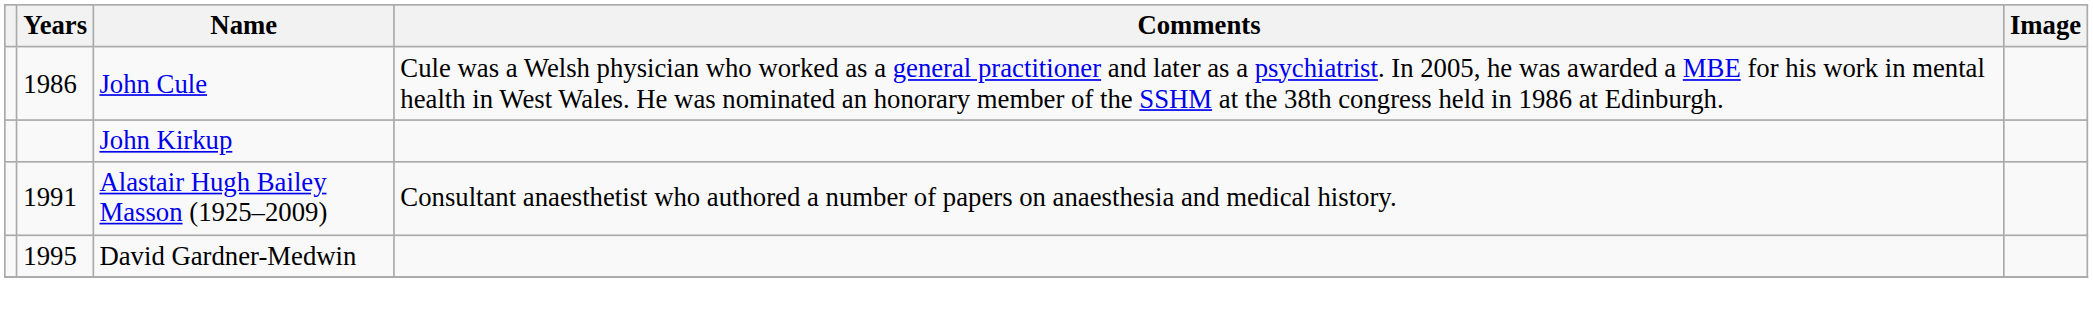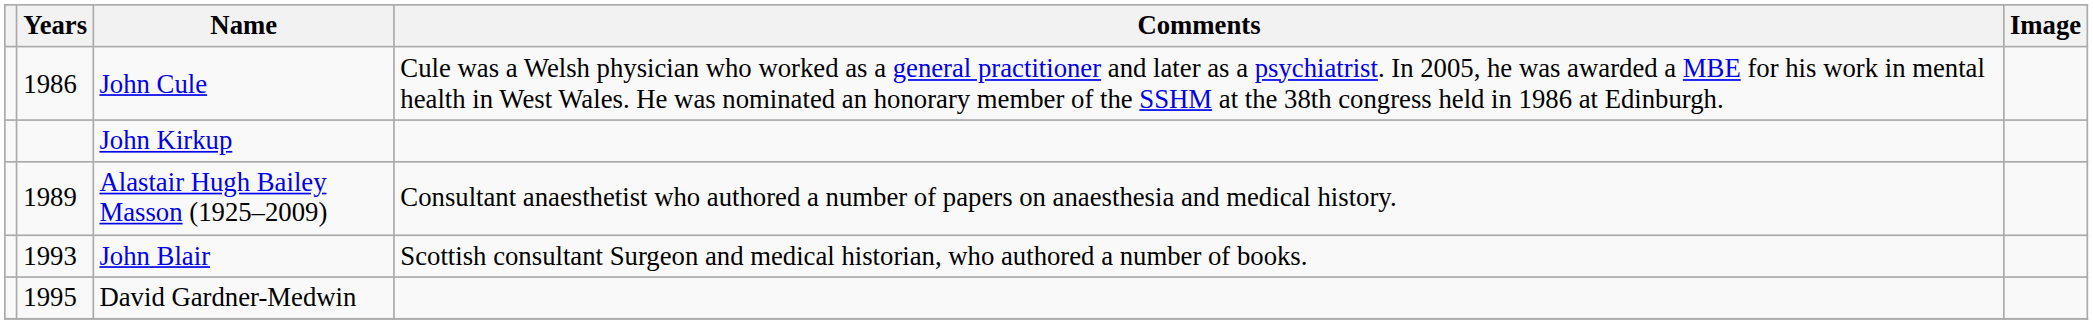(50, 197) 1991 -> (50, 197) 1989
+ row: (155, 255)
